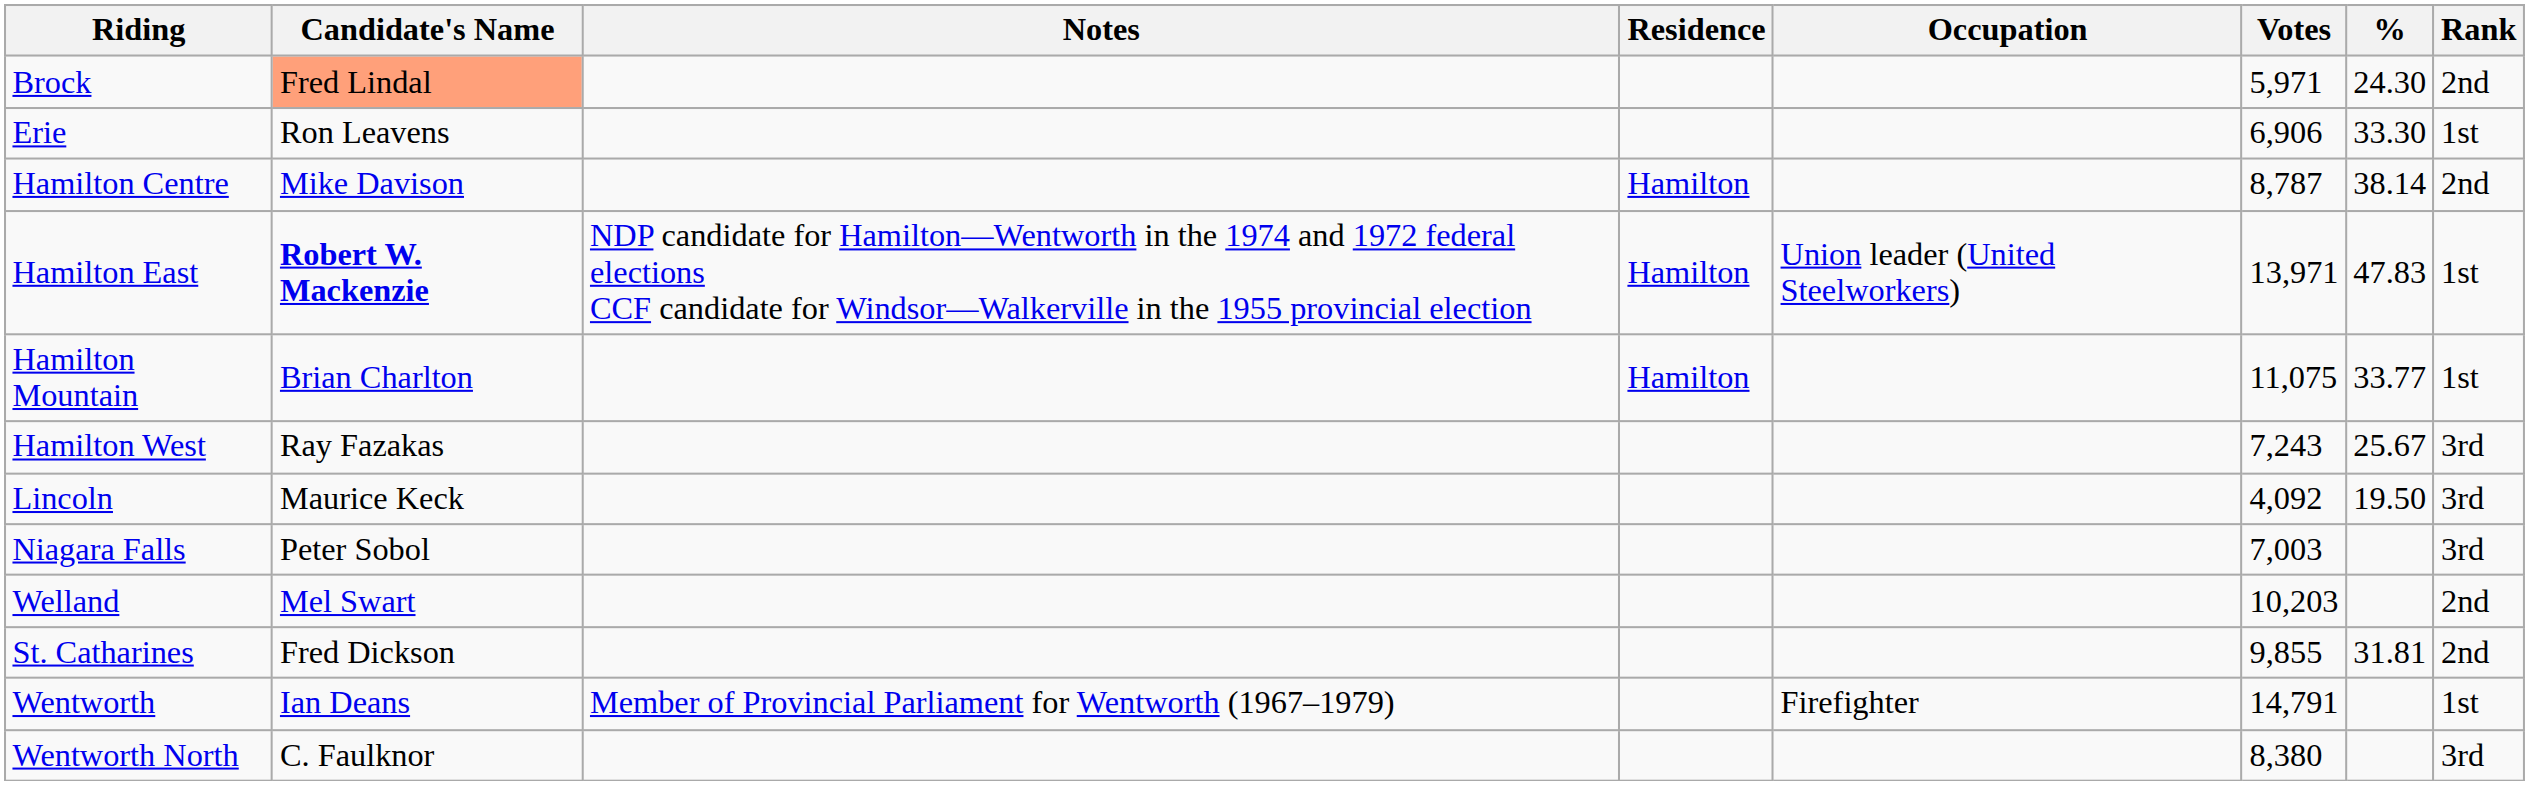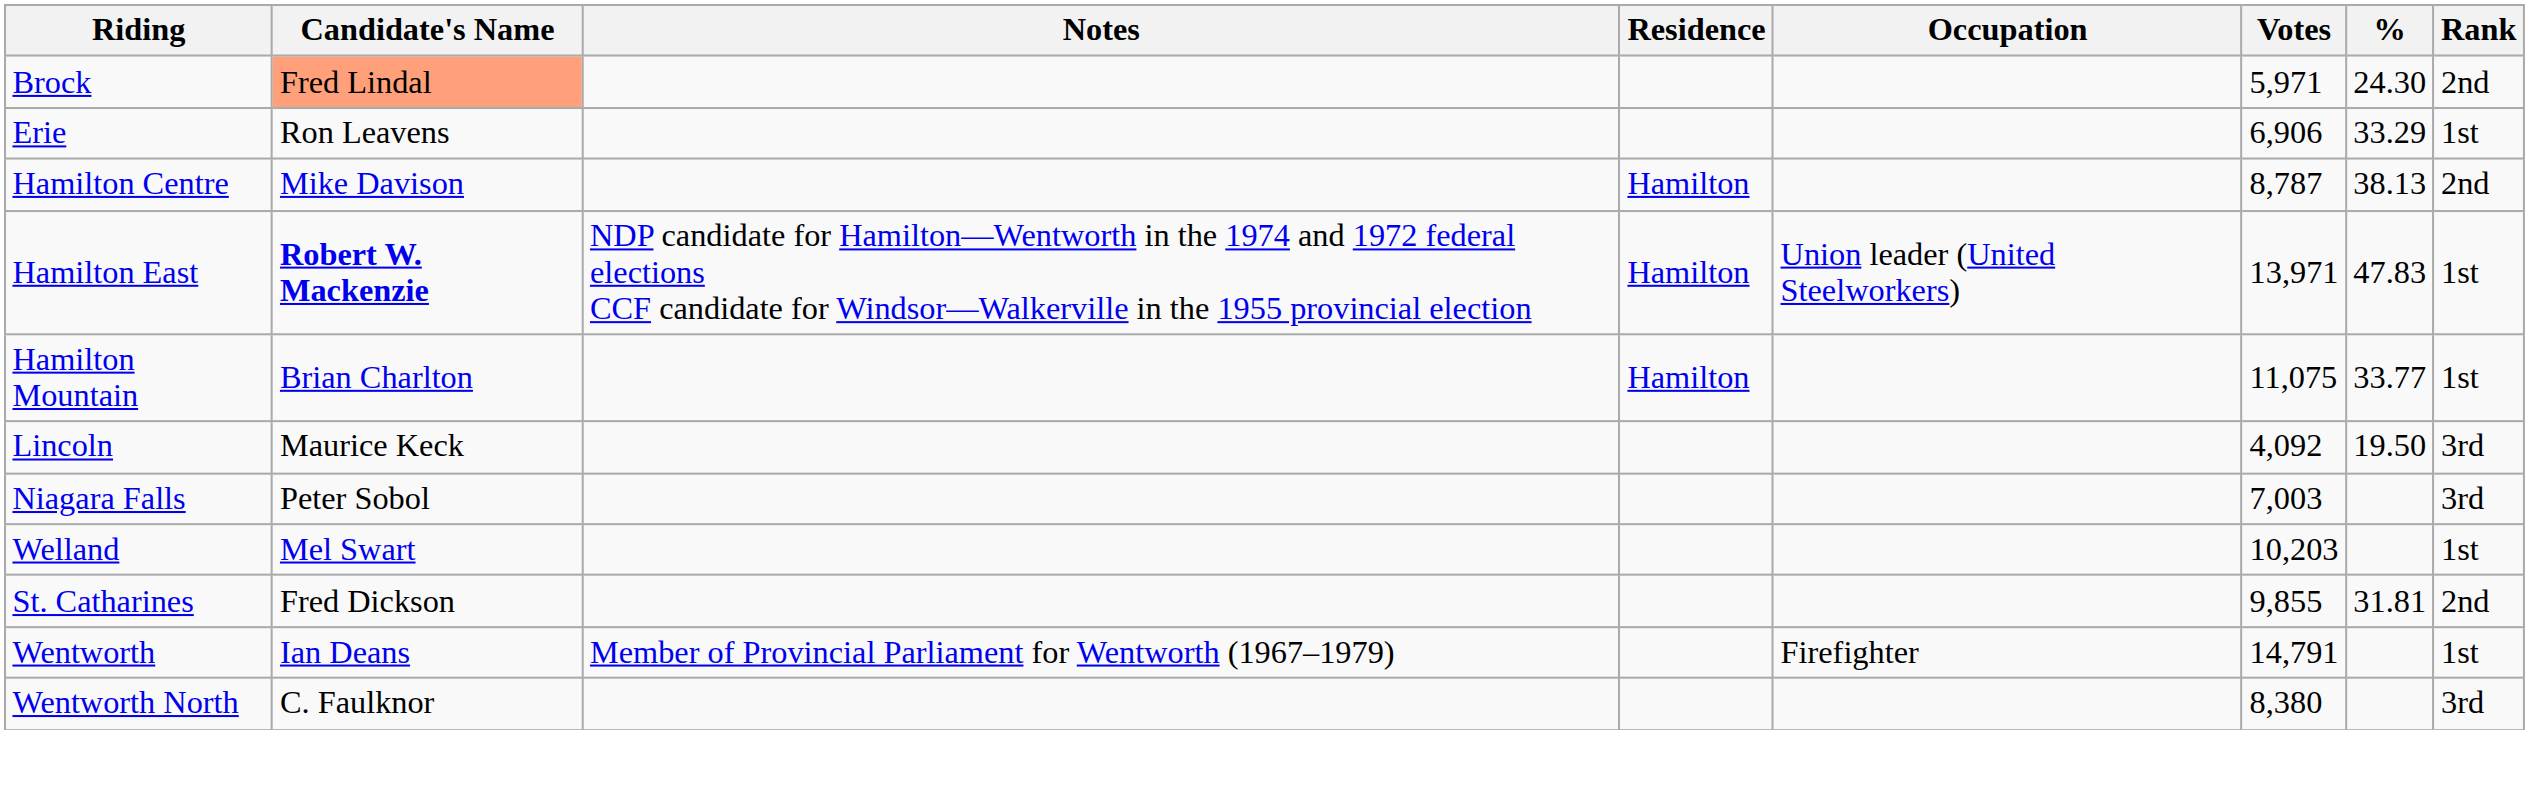(2390, 132) 33.30 -> (2390, 132) 33.29
(2390, 183) 38.14 -> (2390, 183) 38.13
- row: (109, 446)
(2465, 600) 2nd -> (2460, 549) 1st
